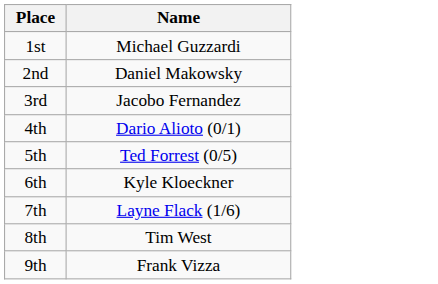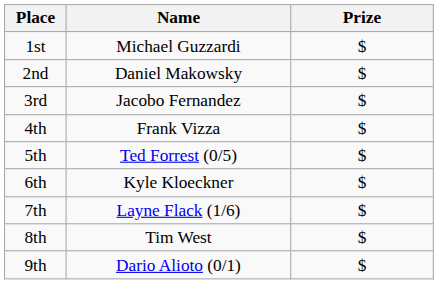+ column: (362, 18)
(178, 127) Dario Alioto (0/1) -> (178, 127) Frank Vizza
(178, 264) Frank Vizza -> (178, 264) Dario Alioto (0/1)
